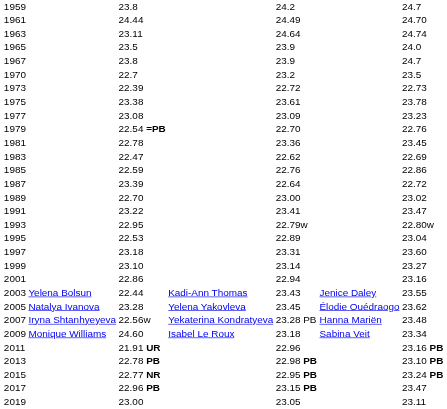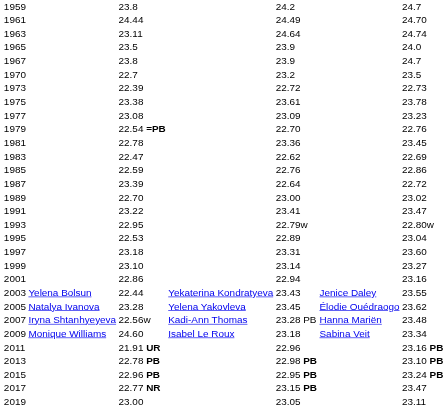(208, 293) Kadi-Ann Thomas -> (221, 293) Yekaterina Kondratyeva
(221, 320) Yekaterina Kondratyeva -> (208, 320) Kadi-Ann Thomas
(140, 374) 22.77 NR -> (139, 374) 22.96 PB
(139, 388) 22.96 PB -> (140, 388) 22.77 NR
